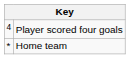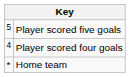+ row: (68, 29)
